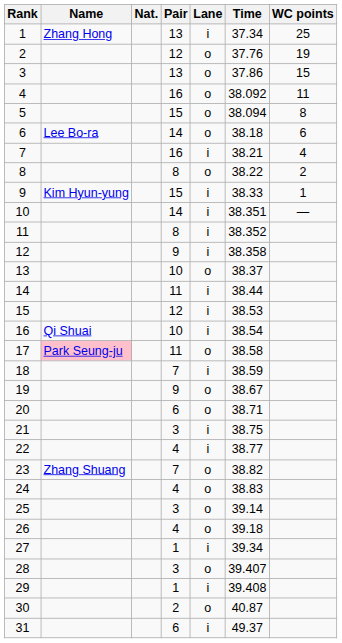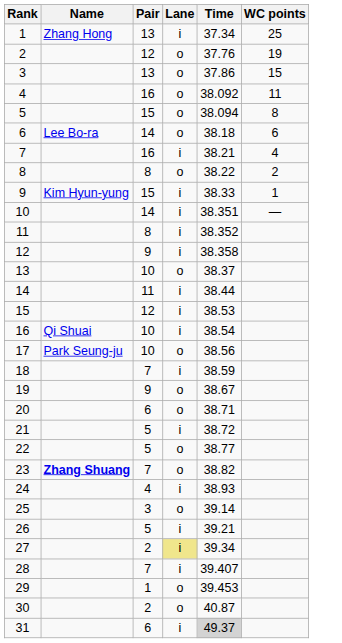- column: (146, 14)
(83, 350) pink background -> (83, 350) no background
(176, 350) 11 -> (148, 350) 10
(247, 350) 38.58 -> (219, 350) 38.56
(176, 430) 3 -> (148, 430) 5
(247, 430) 38.75 -> (219, 430) 38.72
(176, 449) 4 -> (148, 449) 5
(208, 449) i -> (180, 449) o
(84, 469) normal -> (87, 469) bold
(208, 489) o -> (180, 489) i
(247, 489) 38.83 -> (219, 489) 38.93
(176, 529) 4 -> (148, 529) 5
(208, 529) o -> (180, 529) i
(247, 529) 39.18 -> (219, 529) 39.21
(176, 548) 1 -> (148, 548) 2
(208, 548) no background -> (180, 548) khaki background
(176, 568) 3 -> (148, 568) 7
(208, 568) o -> (180, 568) i
(208, 588) i -> (180, 588) o
(247, 588) 39.408 -> (219, 588) 39.453
(247, 627) no background -> (219, 627) lightgrey background
